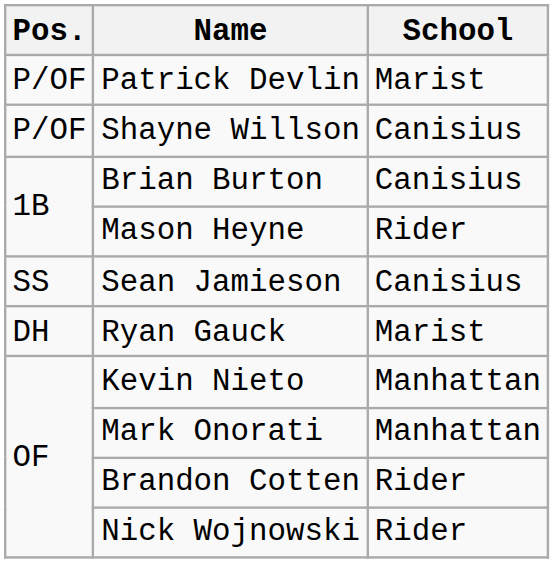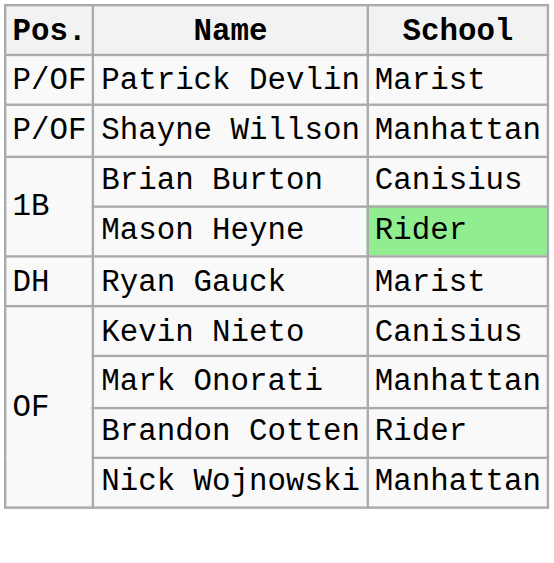(449, 131) Canisius -> (458, 131) Manhattan
(421, 231) no background -> (421, 231) lightgreen background
- row: (221, 281)
(458, 382) Manhattan -> (449, 332) Canisius
(421, 532) Rider -> (458, 482) Manhattan
